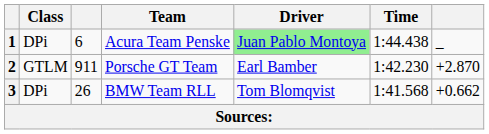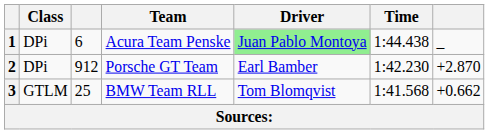(45, 66) GTLM -> (35, 66) DPi
(86, 66) 911 -> (87, 66) 912
(35, 91) DPi -> (45, 91) GTLM
(83, 91) 26 -> (83, 91) 25
